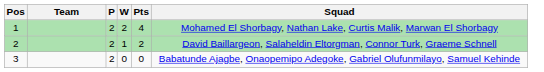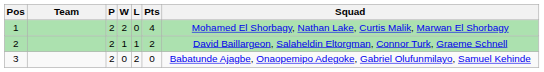+ column: (137, 12)
